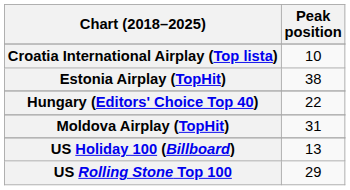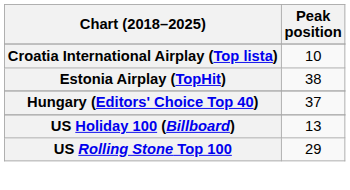(313, 102) 22 -> (313, 102) 37
- row: (143, 126)
